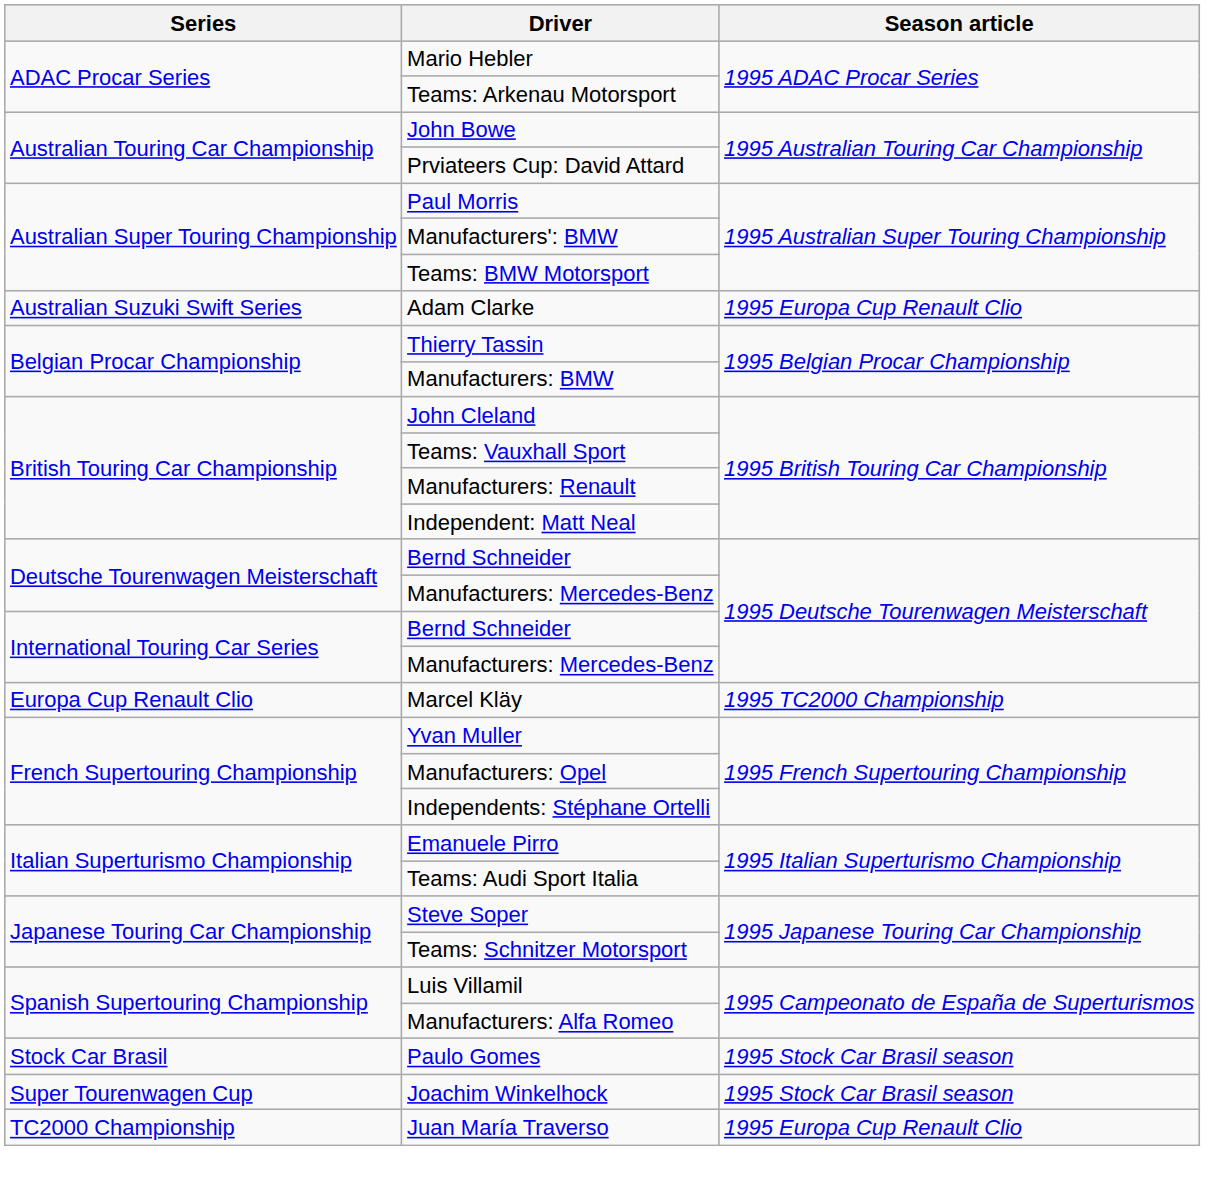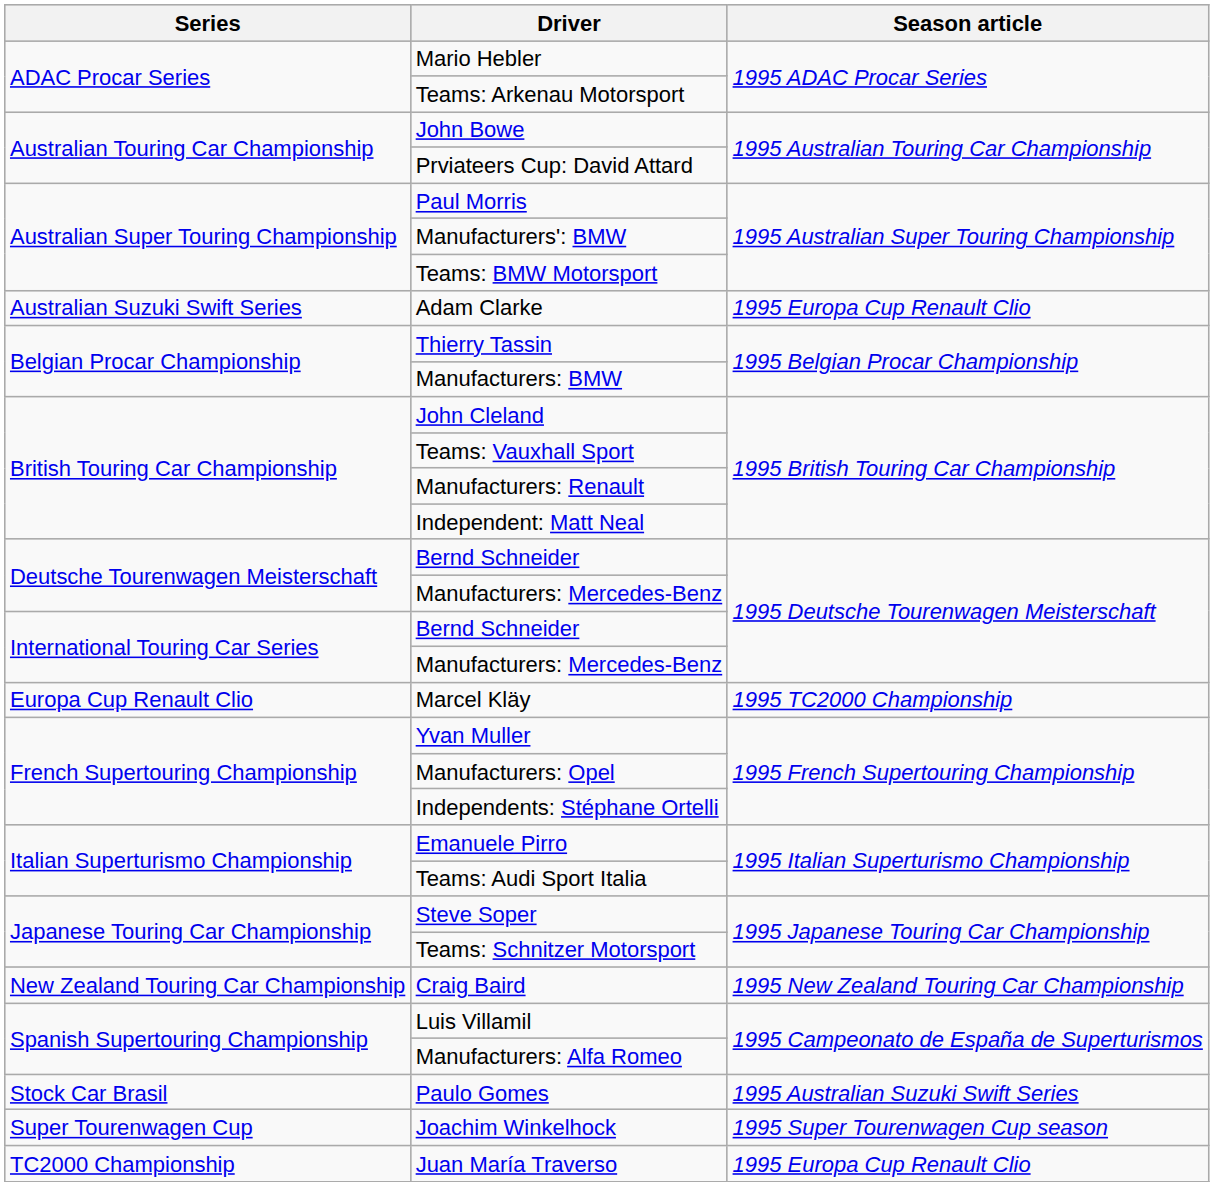+ row: (208, 985)
(869, 1056) 1995 Stock Car Brasil season -> (906, 1092) 1995 Australian Suzuki Swift Series
(869, 1092) 1995 Stock Car Brasil season -> (920, 1128) 1995 Super Tourenwagen Cup season
